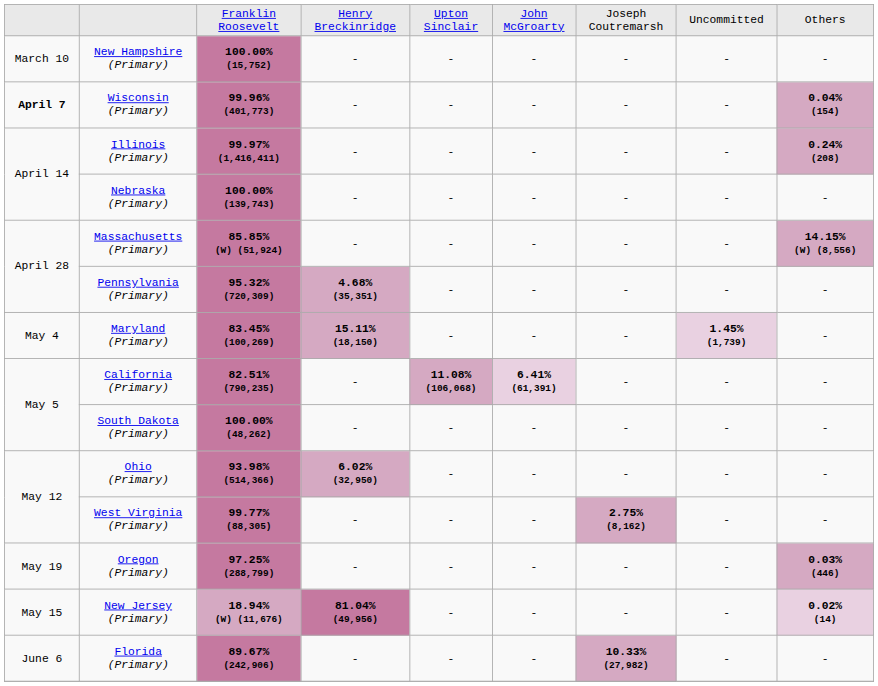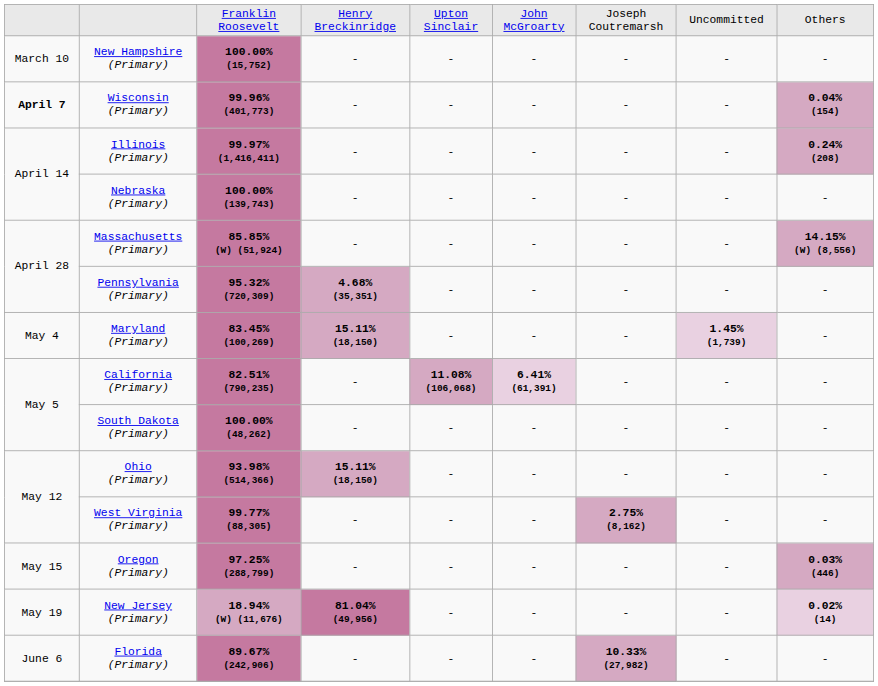(355, 474) 6.02% (32,950) -> (355, 474) 15.11% (18,150)
(42, 566) May 19 -> (42, 566) May 15
(42, 612) May 15 -> (42, 612) May 19
